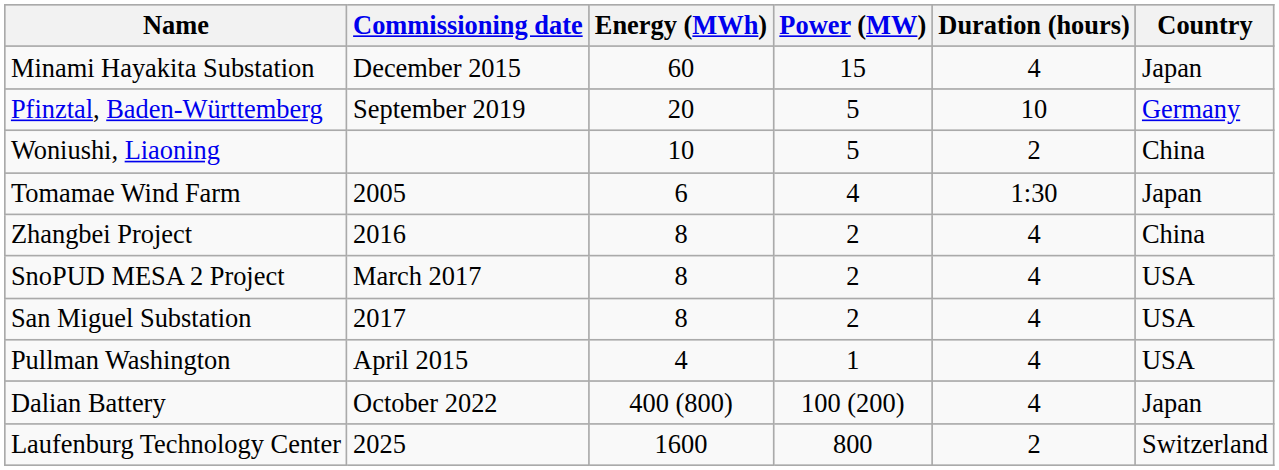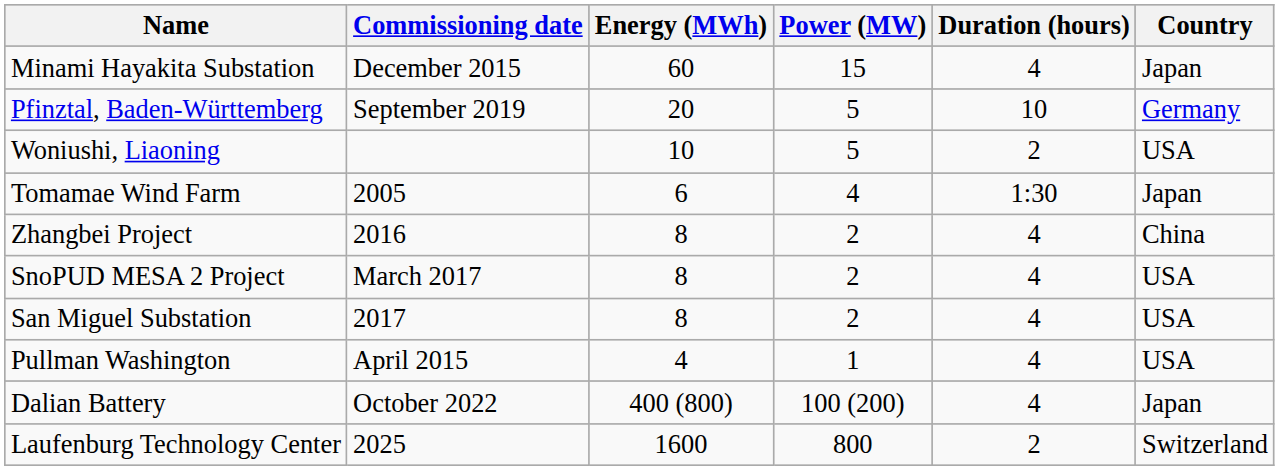(1173, 151) China -> (1168, 151) USA
